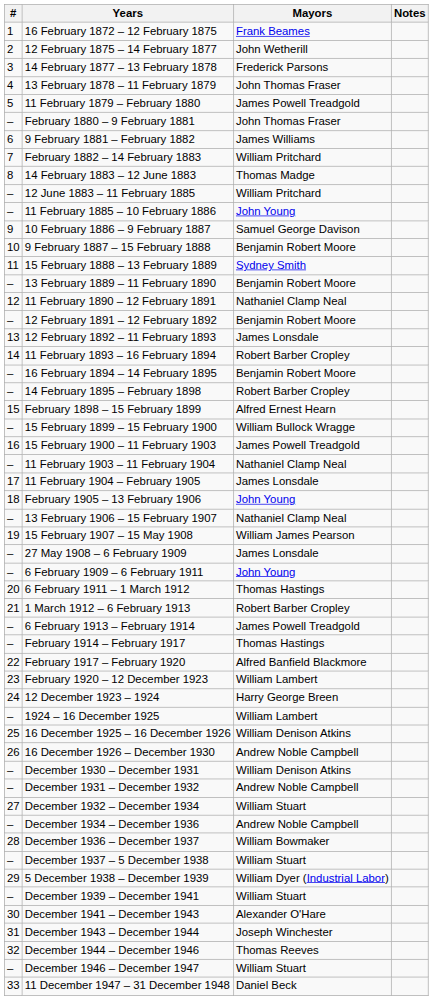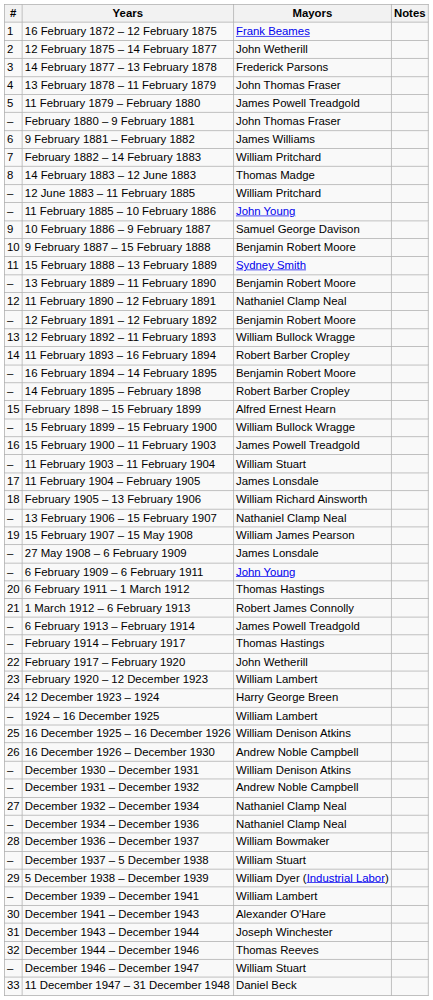(277, 337) James Lonsdale -> (296, 337) William Bullock Wragge
(291, 463) Nathaniel Clamp Neal -> (271, 463) William Stuart
(266, 499) John Young -> (302, 499) William Richard Ainsworth
(293, 608) Robert Barber Cropley -> (295, 608) Robert James Connolly
(301, 662) Alfred Banfield Blackmore -> (272, 662) John Wetherill
(271, 806) William Stuart -> (291, 806) Nathaniel Clamp Neal
(297, 824) Andrew Noble Campbell -> (291, 824) Nathaniel Clamp Neal
(271, 896) William Stuart -> (277, 896) William Lambert
